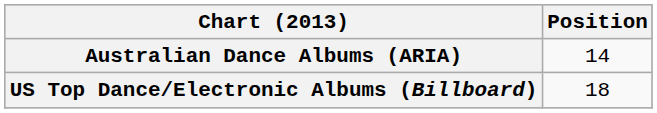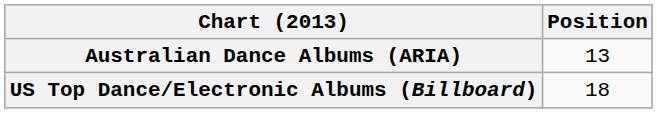(598, 56) 14 -> (598, 56) 13
